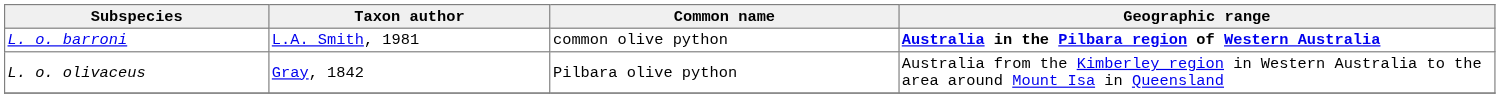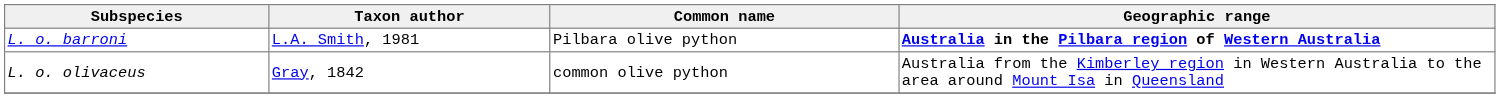(640, 40) common olive python -> (645, 40) Pilbara olive python
(645, 72) Pilbara olive python -> (640, 72) common olive python
